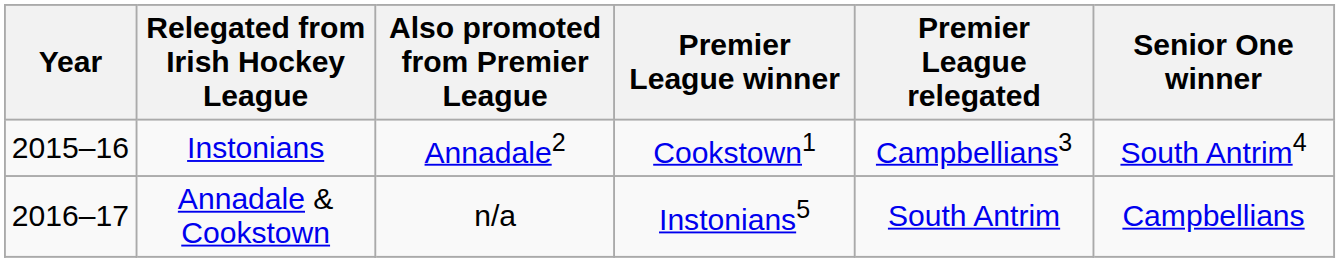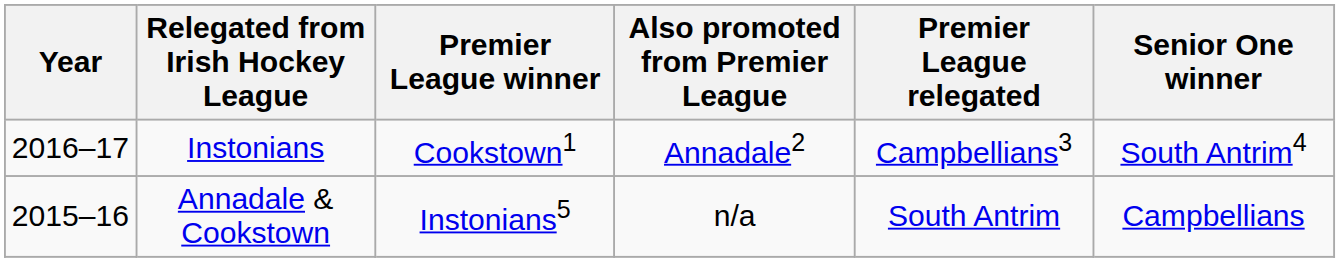columns swapped: (735, 62) <-> (495, 62)
(70, 147) 2015–16 -> (70, 147) 2016–17
(70, 216) 2016–17 -> (70, 216) 2015–16
